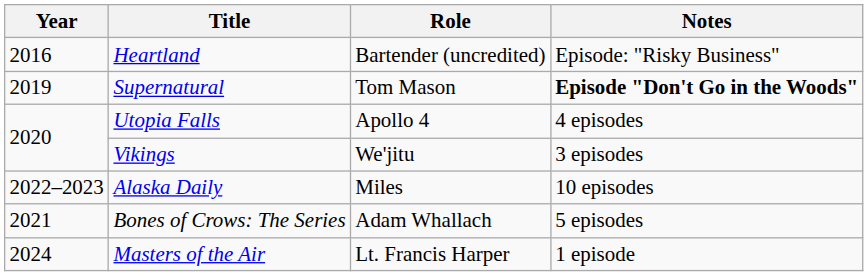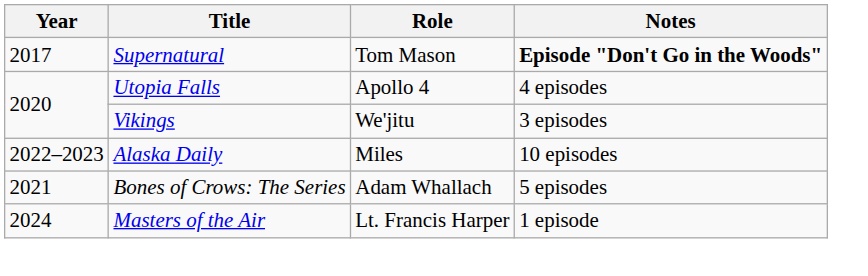- row: (157, 54)
(30, 87) 2019 -> (30, 54) 2017
